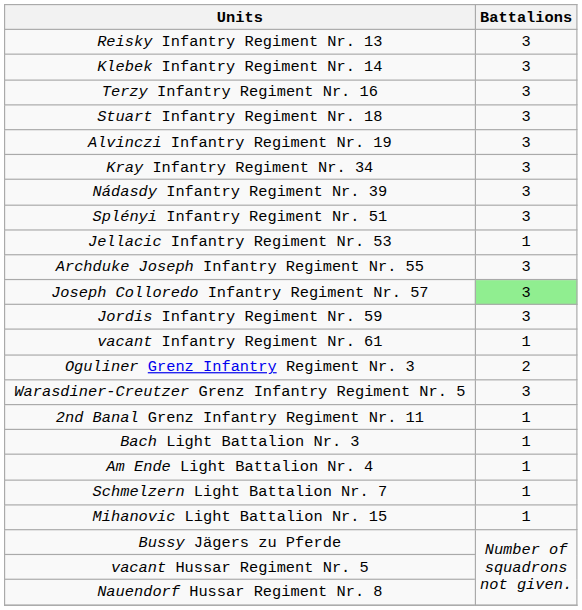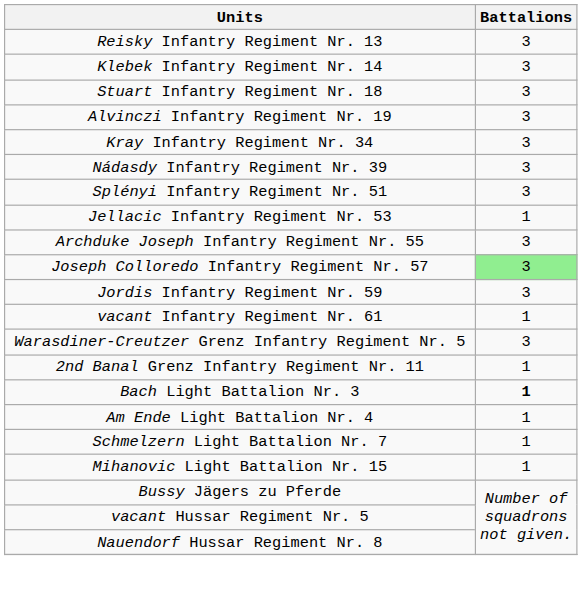- row: (240, 92)
- row: (240, 367)
(526, 442) normal -> (526, 392) bold
